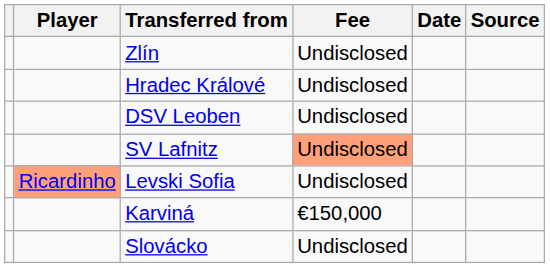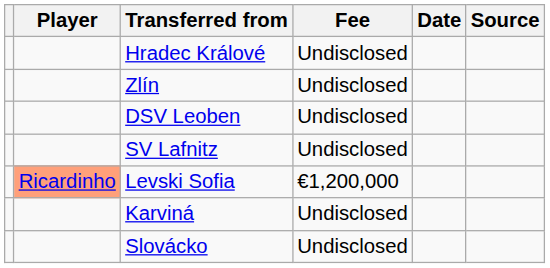rows swapped: (142, 52) <-> (195, 85)
(353, 149) lightsalmon background -> (353, 149) no background
(353, 181) Undisclosed -> (348, 181) €1,200,000
(340, 213) €150,000 -> (353, 213) Undisclosed
